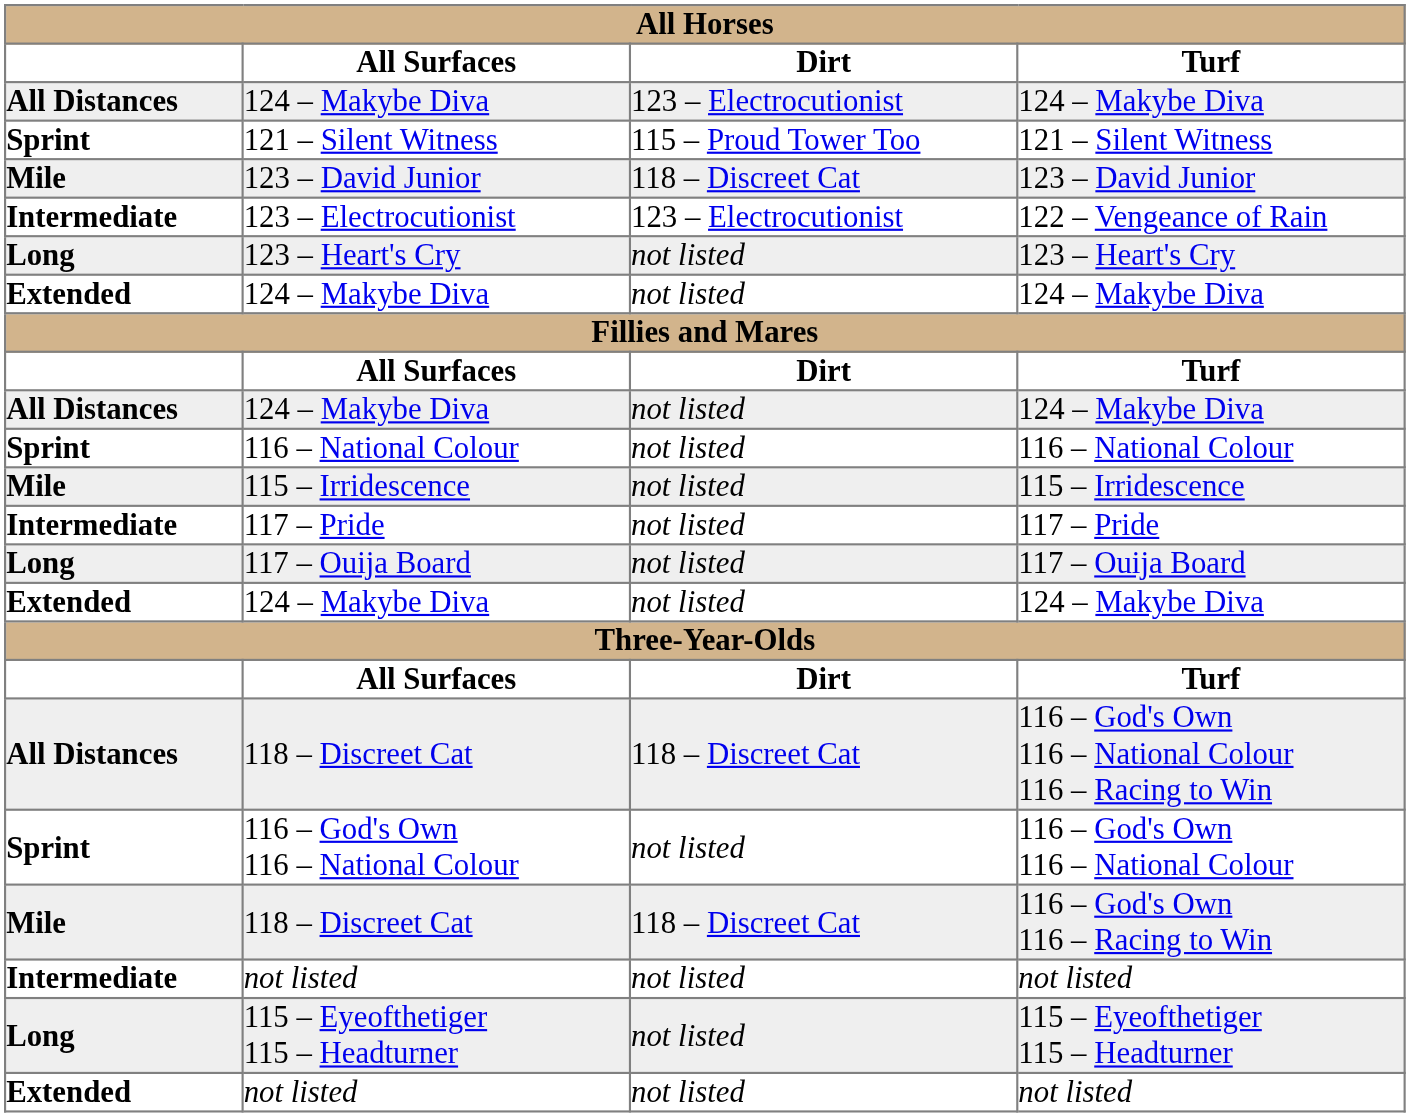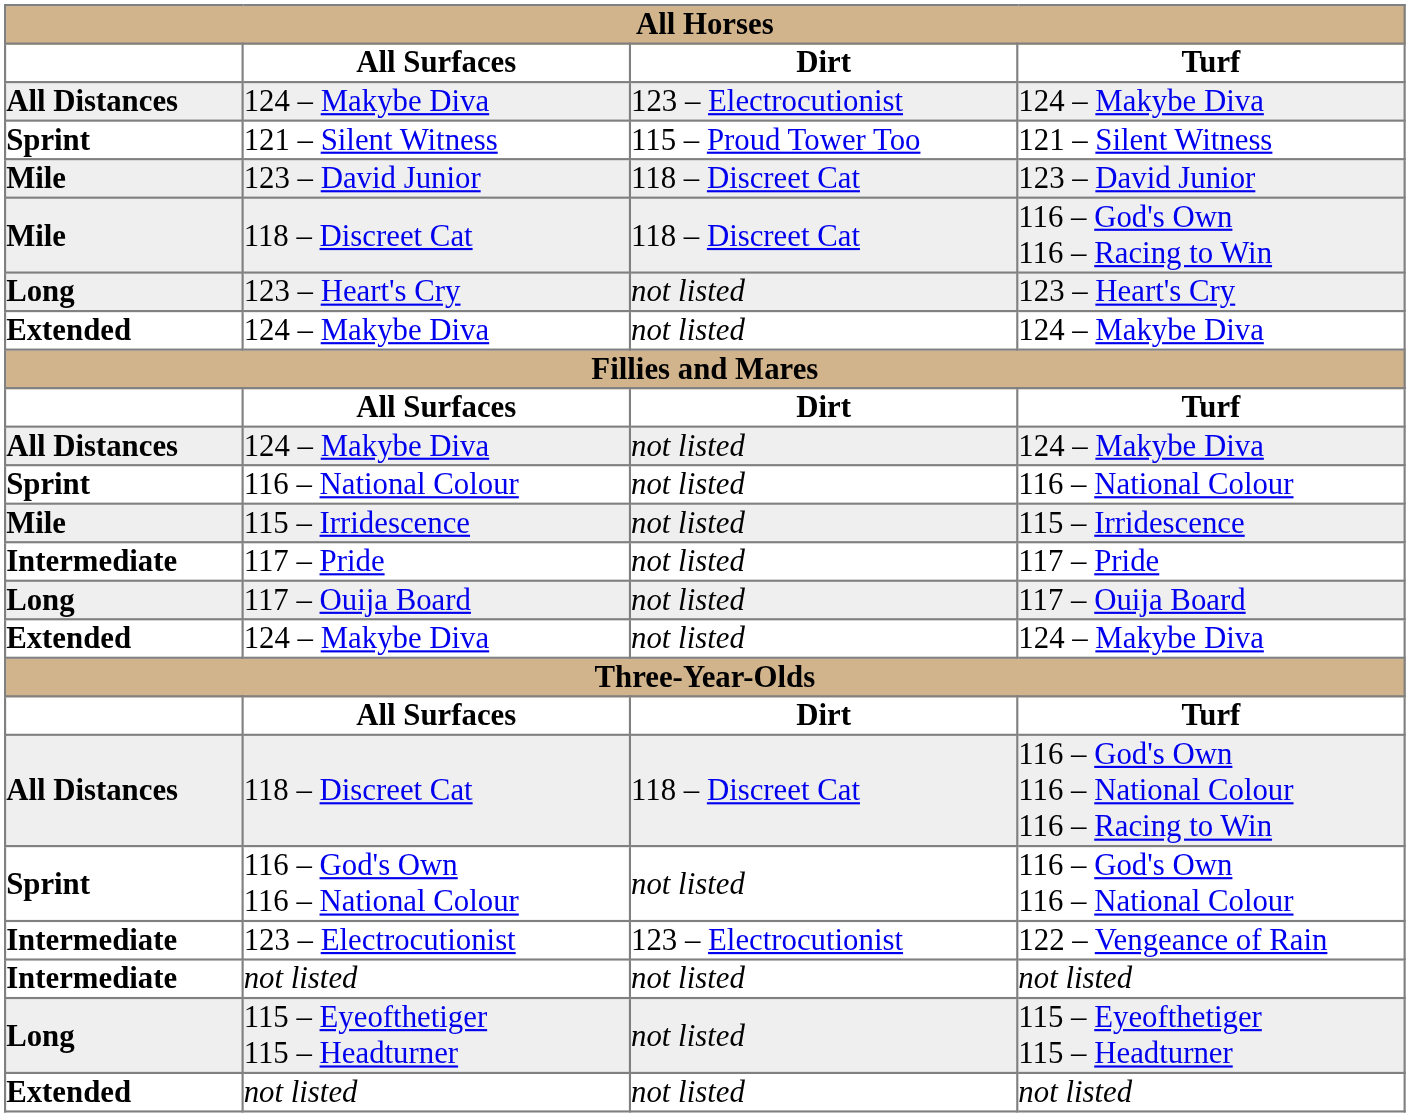rows swapped: (92, 216) <-> (36, 921)
